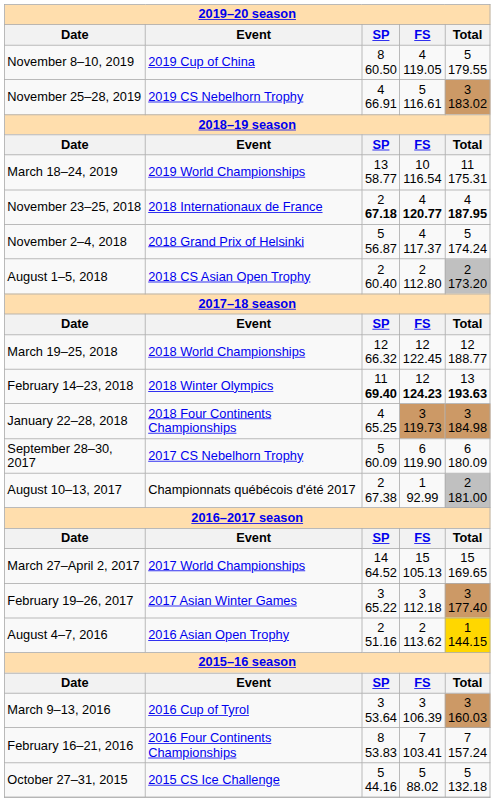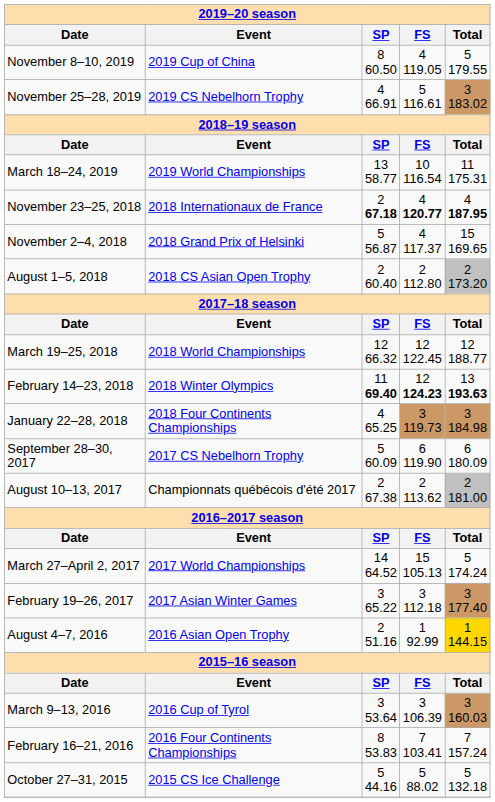(467, 241) 5 174.24 -> (467, 241) 15 169.65
(422, 490) 1 92.99 -> (422, 490) 2 113.62
(467, 565) 15 169.65 -> (467, 565) 5 174.24
(422, 635) 2 113.62 -> (422, 635) 1 92.99
